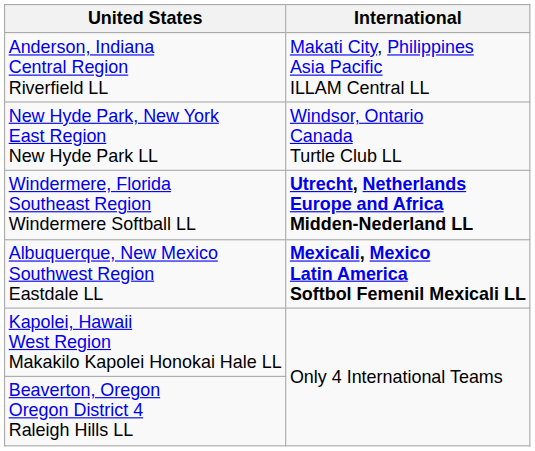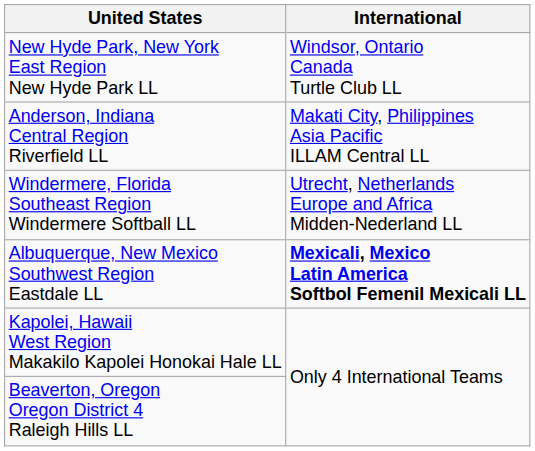rows swapped: (81, 67) <-> (114, 136)
(381, 204) bold -> (376, 204) normal
